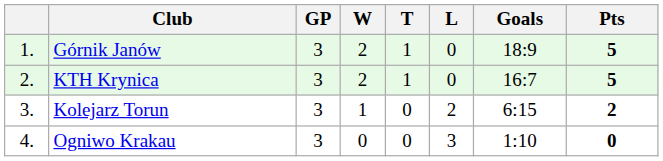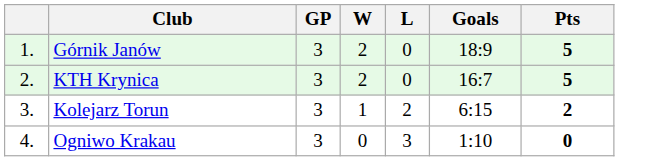- column: (407, 19)
